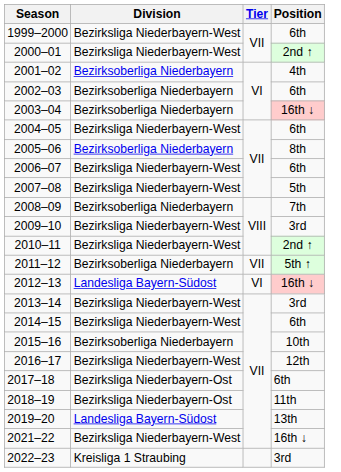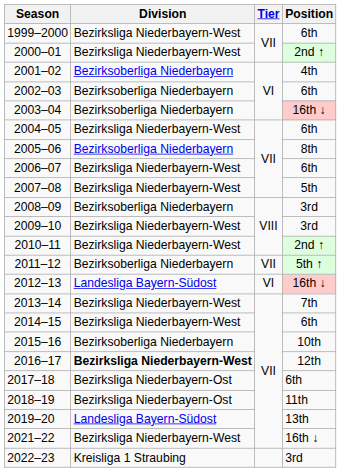(298, 206) 7th -> (309, 206) 3rd
(298, 303) 3rd -> (309, 303) 7th
(157, 361) normal -> (163, 361) bold
